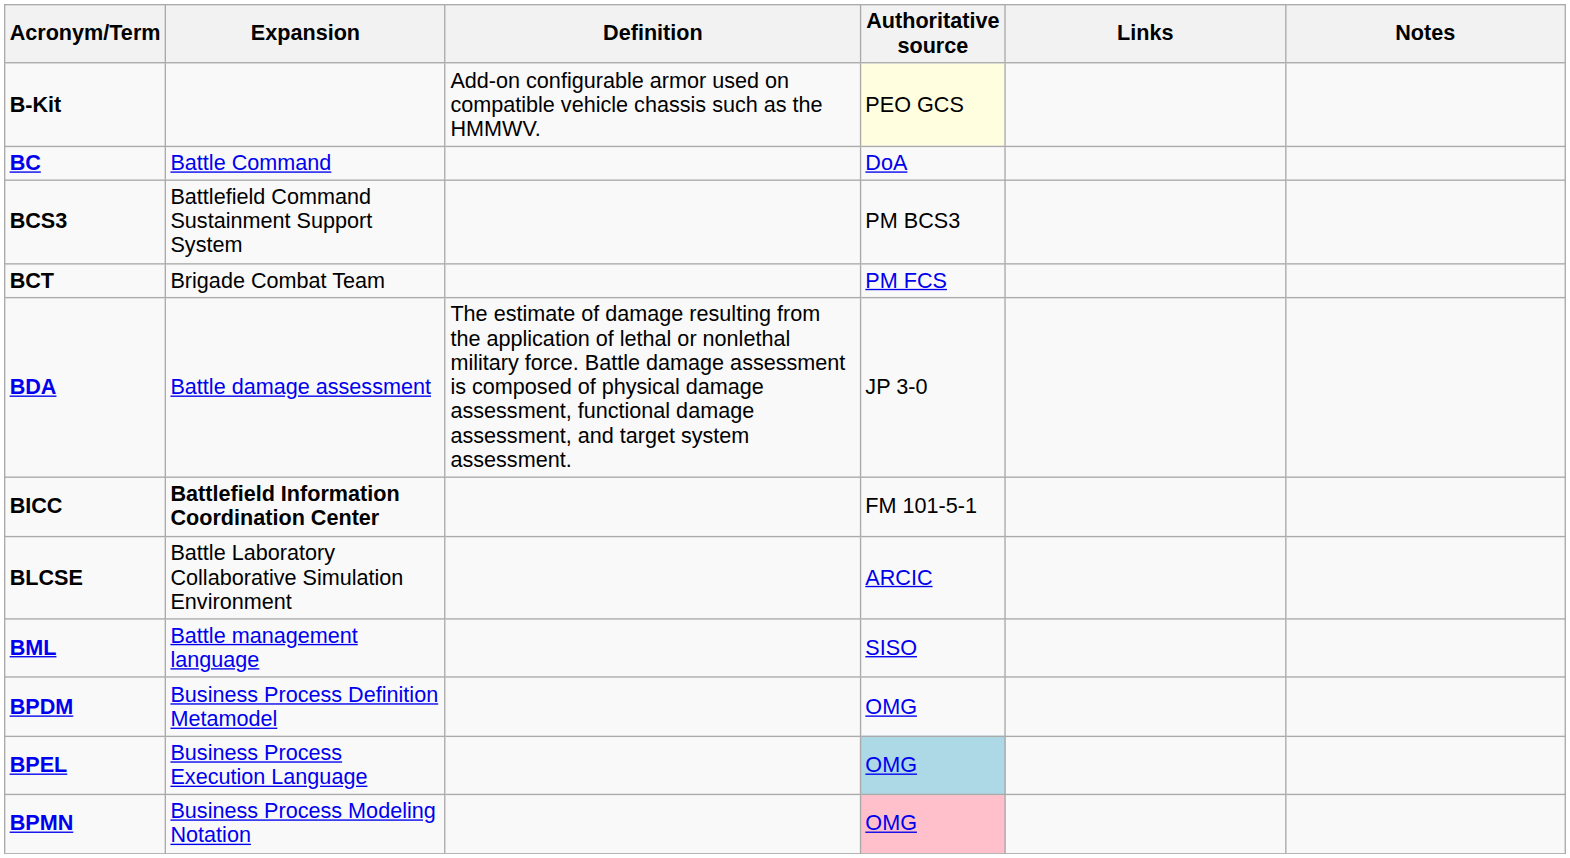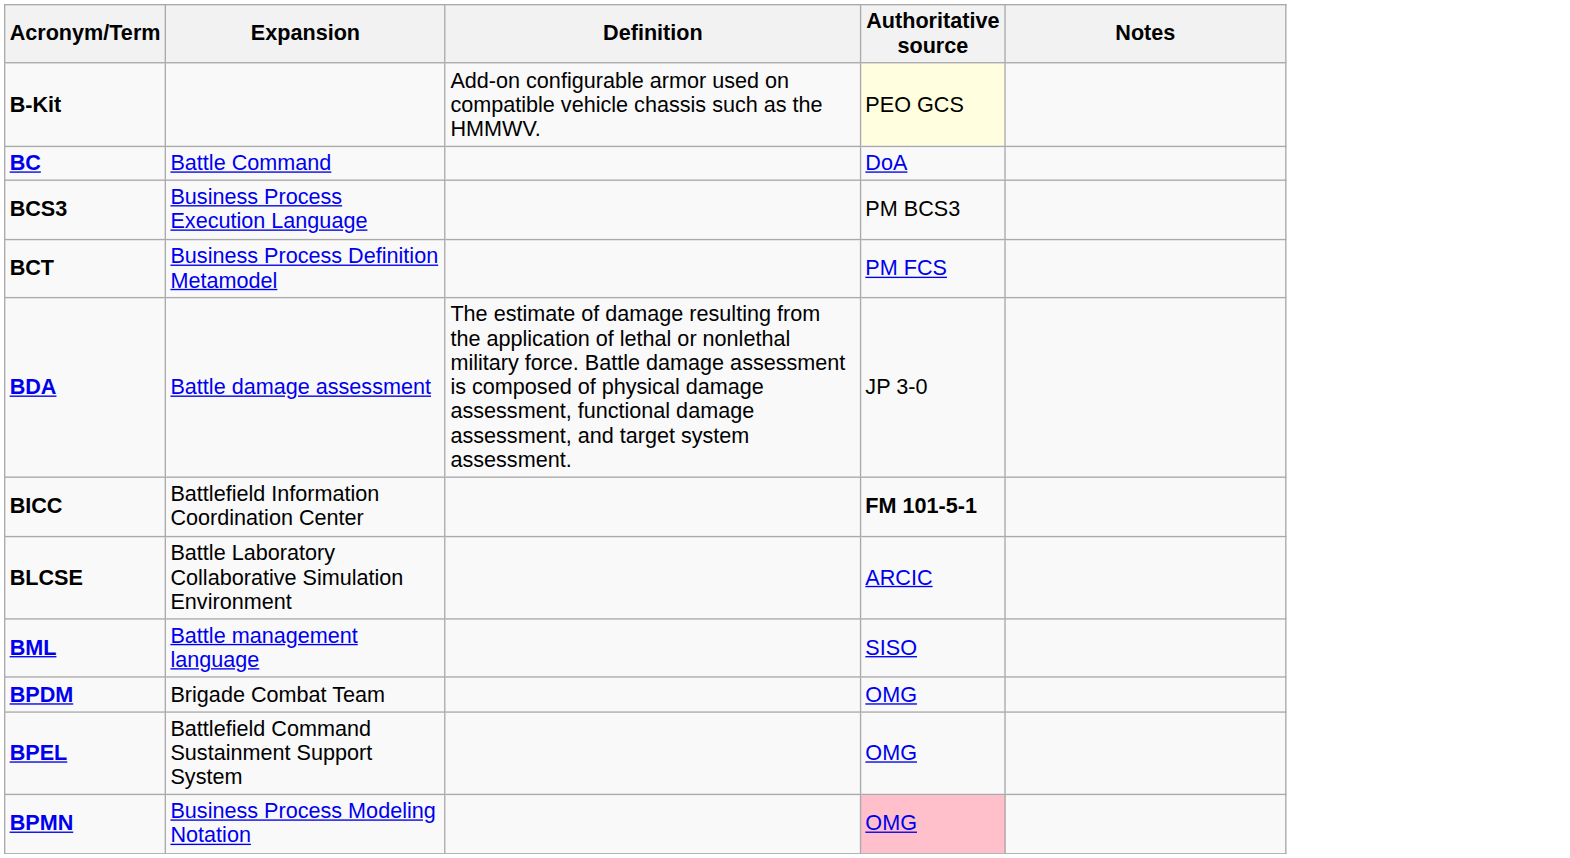- column: (1145, 33)
(271, 221) Battlefield Command Sustainment Support System -> (269, 209) Business Process Execution Language
(278, 280) Brigade Combat Team -> (304, 268) Business Process Definition Metamodel
(285, 506) bold -> (275, 506) normal
(921, 506) normal -> (921, 506) bold
(304, 706) Business Process Definition Metamodel -> (278, 694) Brigade Combat Team
(269, 765) Business Process Execution Language -> (271, 752) Battlefield Command Sustainment Support System
(891, 765) lightblue background -> (891, 752) no background
